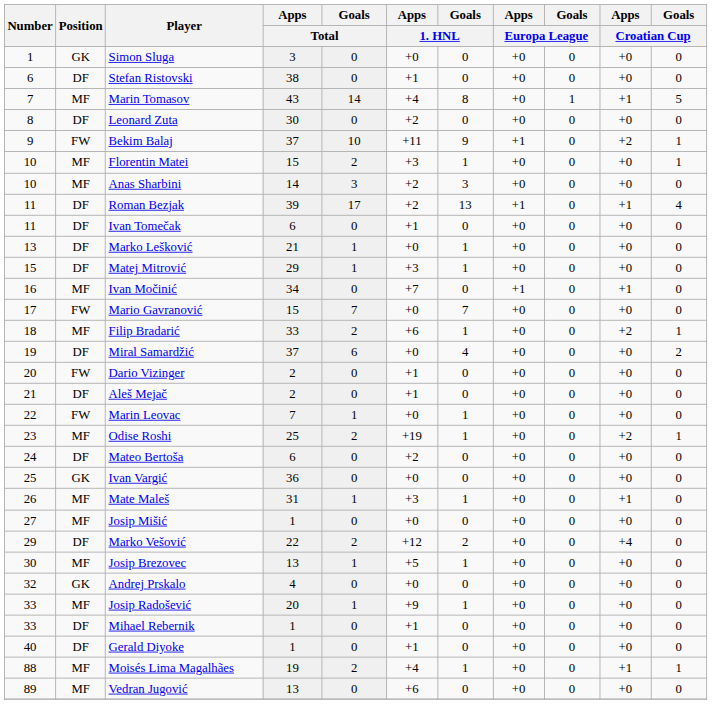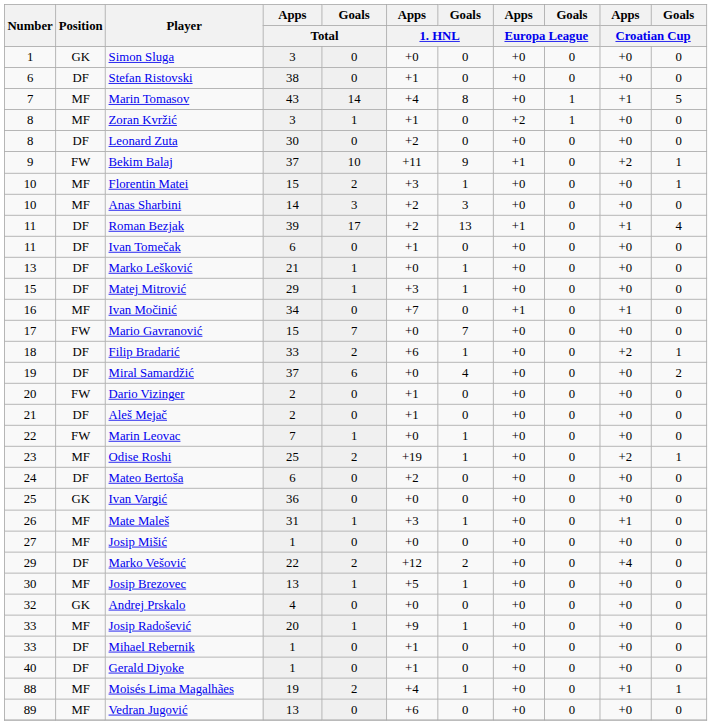+ row: (143, 120)
(81, 331) MF -> (81, 352) DF
